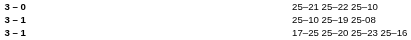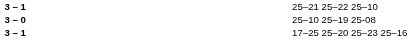(15, 7) 3 – 0 -> (15, 7) 3 – 1
(15, 19) 3 – 1 -> (15, 19) 3 – 0
